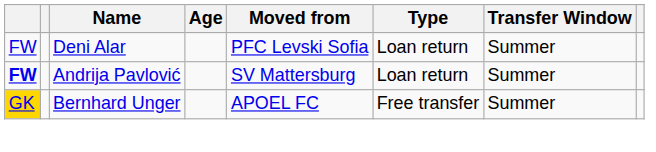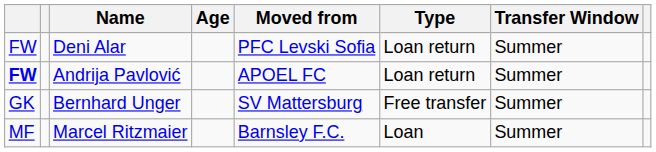(293, 75) SV Mattersburg -> (282, 75) APOEL FC
(22, 103) gold background -> (22, 103) no background
(275, 103) APOEL FC -> (300, 103) SV Mattersburg
+ row: (120, 132)
